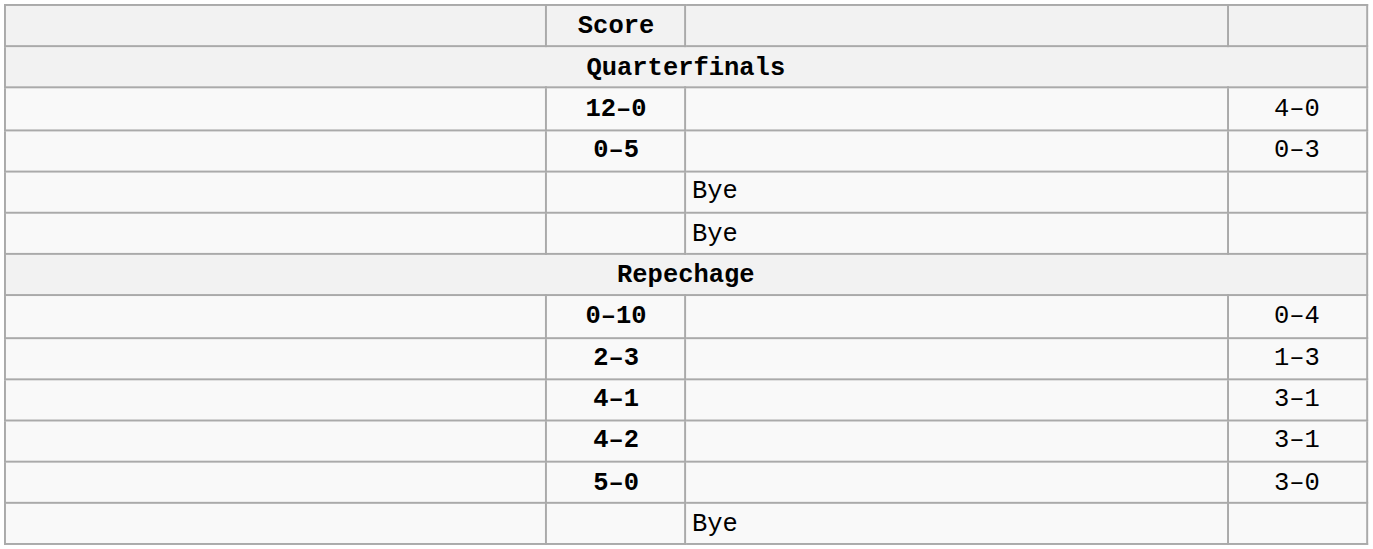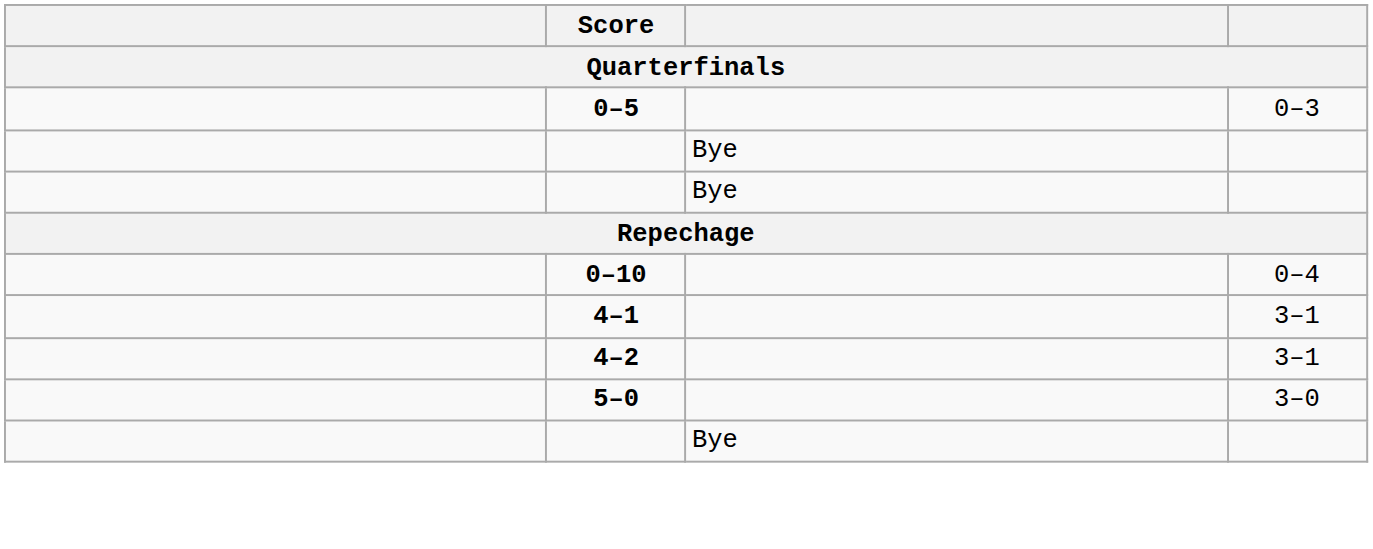- row: (616, 109)
- row: (616, 358)
